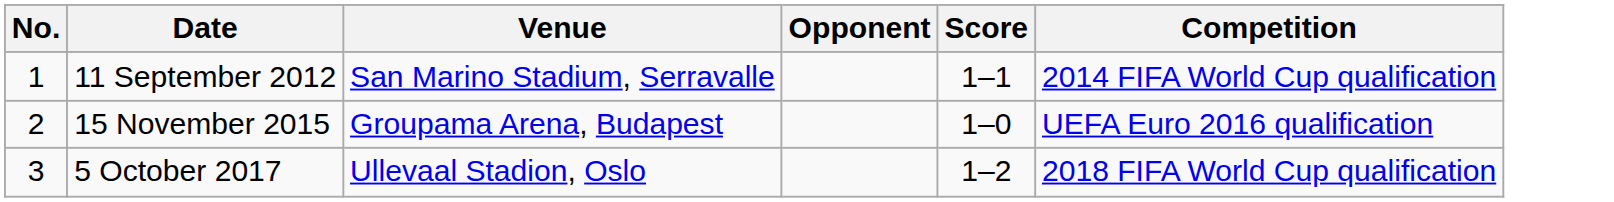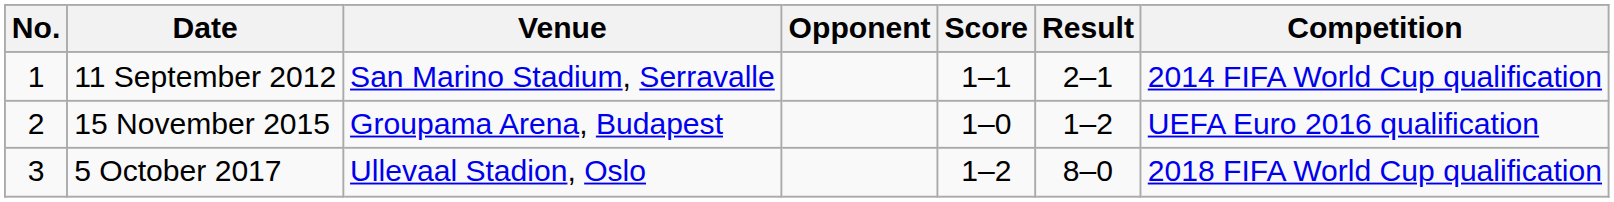+ column: (1088, 28)
